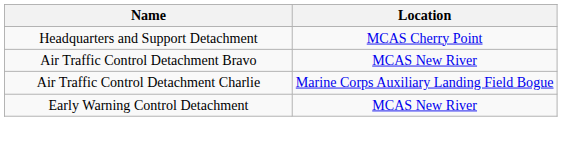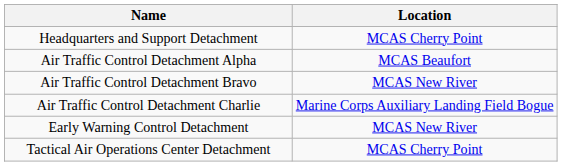+ row: (148, 60)
+ row: (148, 149)
